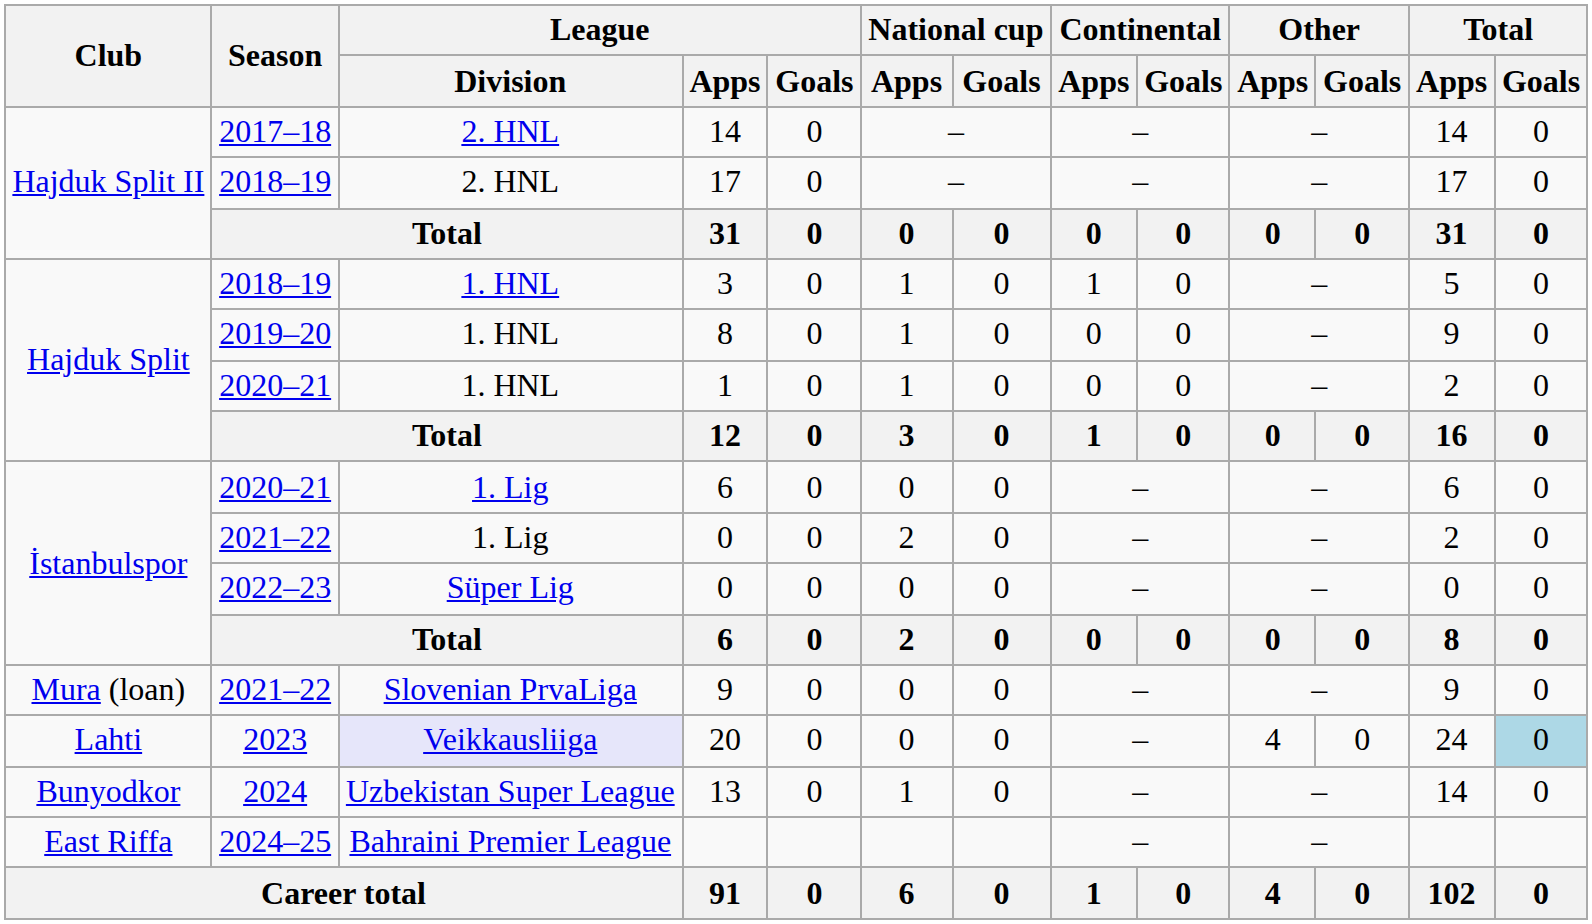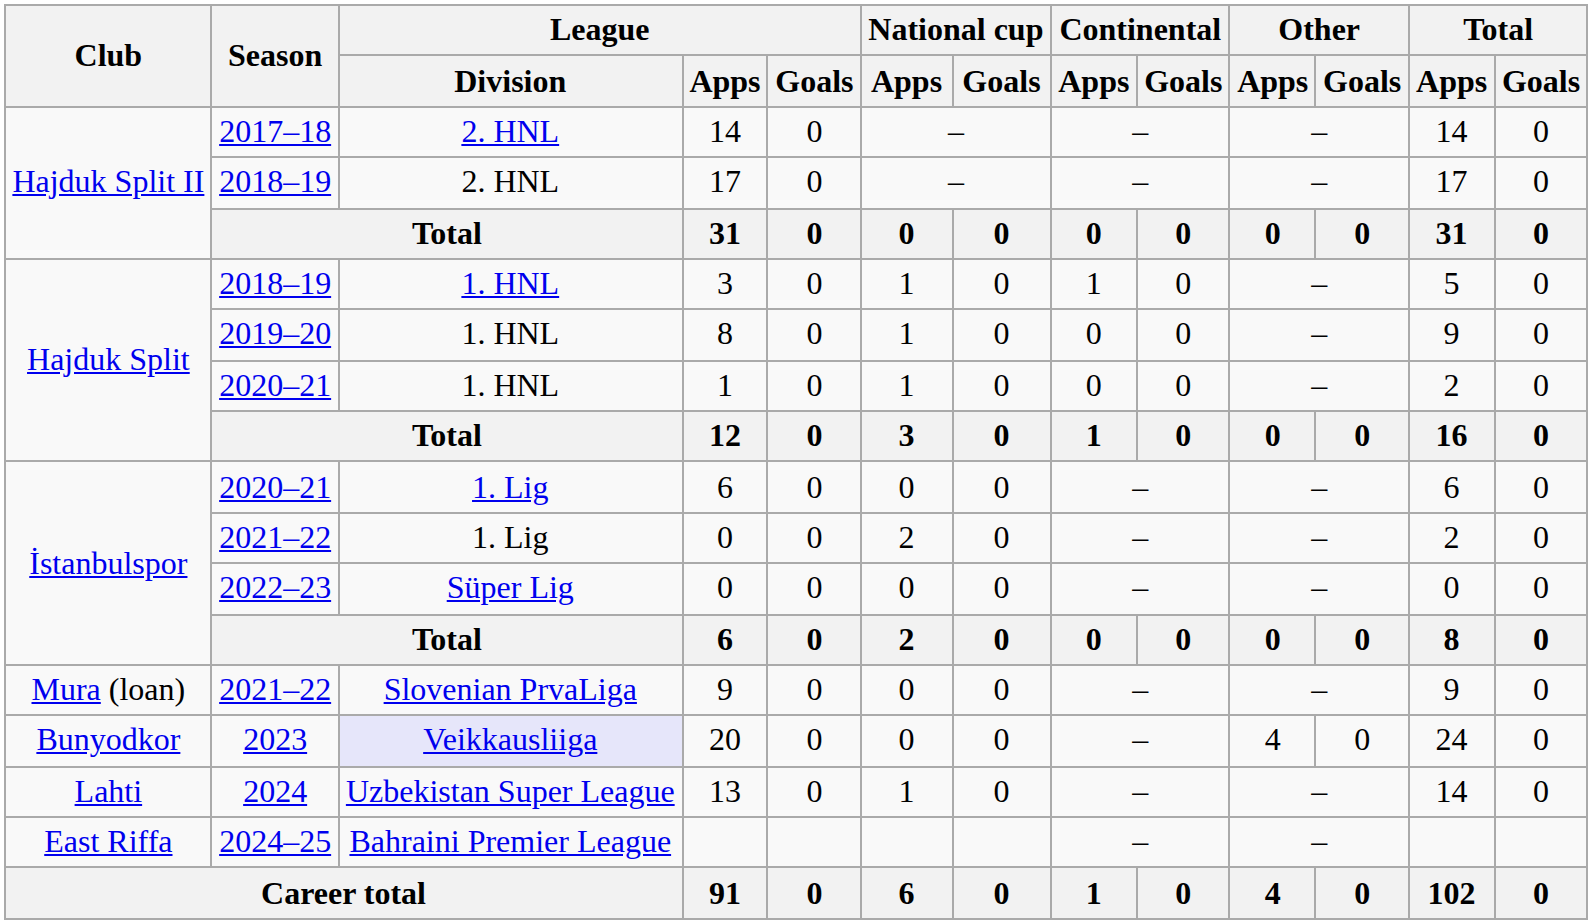(108, 740) Lahti -> (108, 740) Bunyodkor
(1541, 740) lightblue background -> (1541, 740) no background
(108, 791) Bunyodkor -> (108, 791) Lahti
